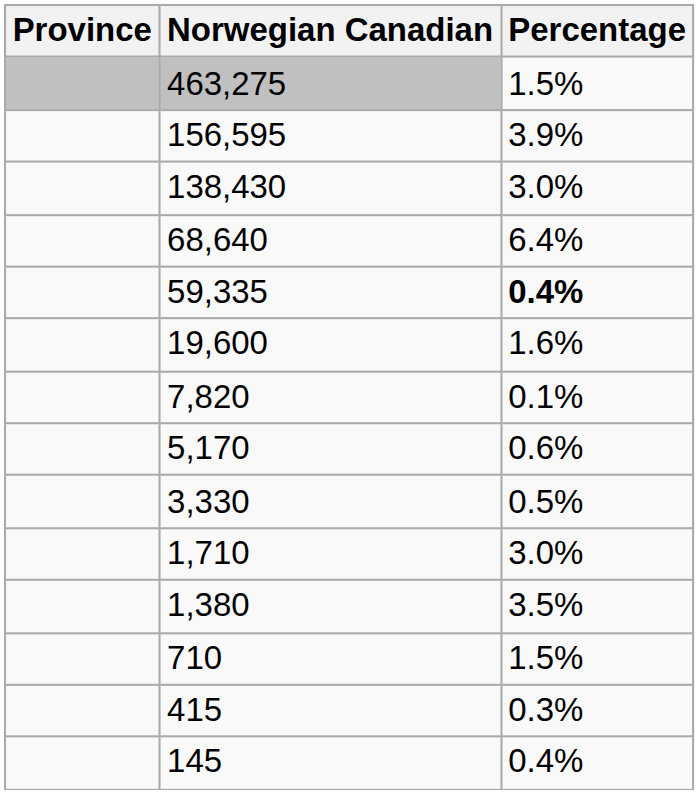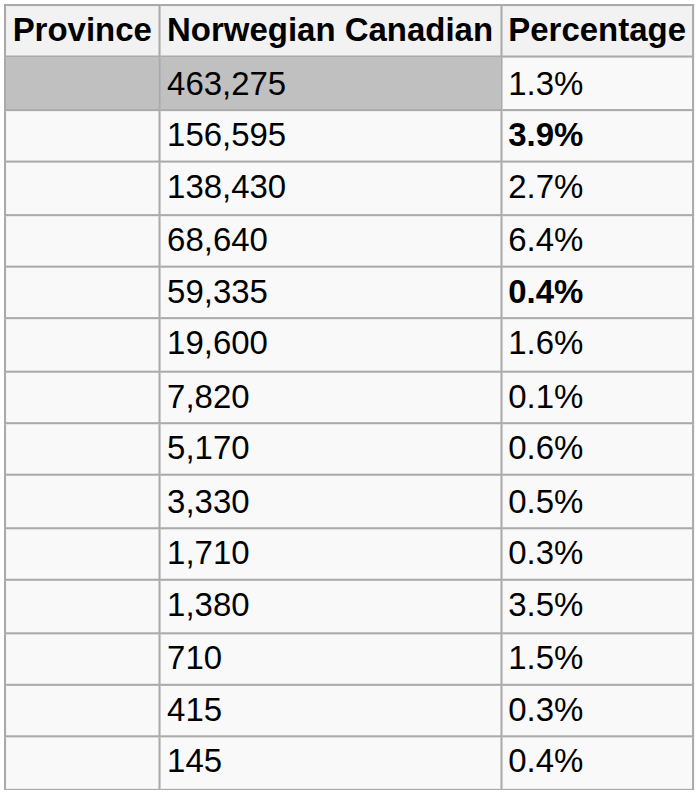(546, 82) 1.5% -> (546, 82) 1.3%
(546, 135) normal -> (546, 135) bold
(546, 187) 3.0% -> (546, 187) 2.7%
(546, 553) 3.0% -> (546, 553) 0.3%
